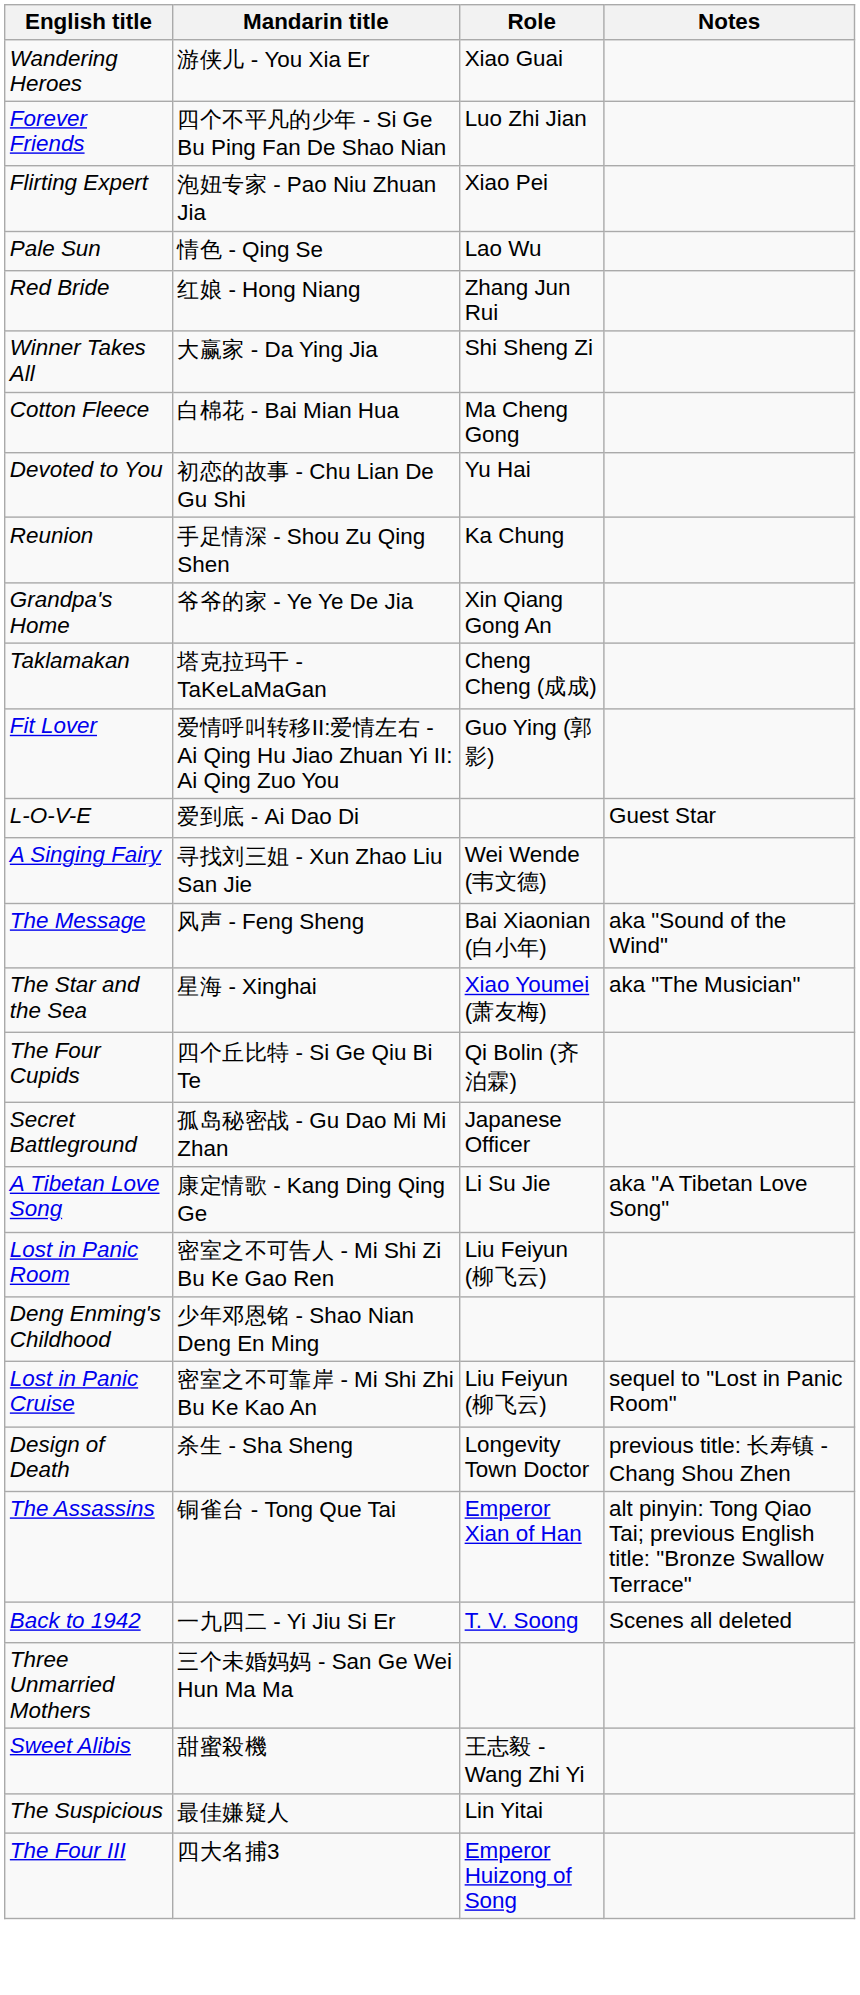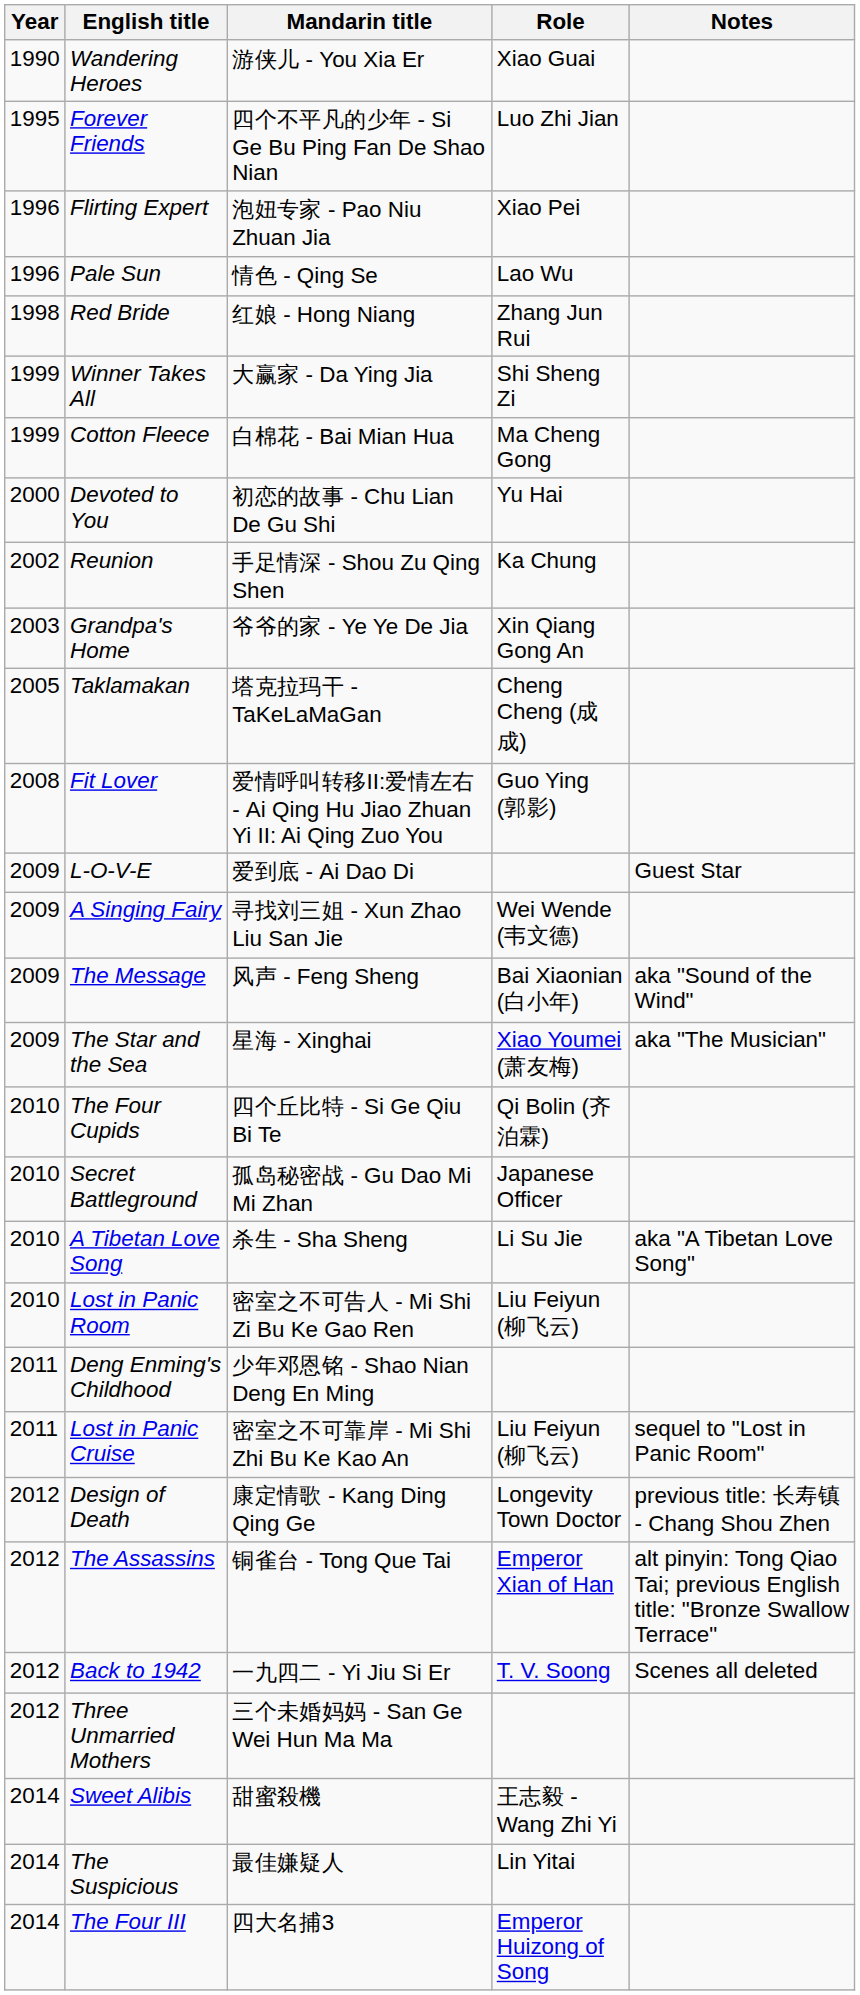+ column: (35, 22)
(311, 1199) 康定情歌 - Kang Ding Qing Ge -> (320, 1240) 杀生 - Sha Sheng
(265, 1445) 杀生 - Sha Sheng -> (339, 1509) 康定情歌 - Kang Ding Qing Ge
